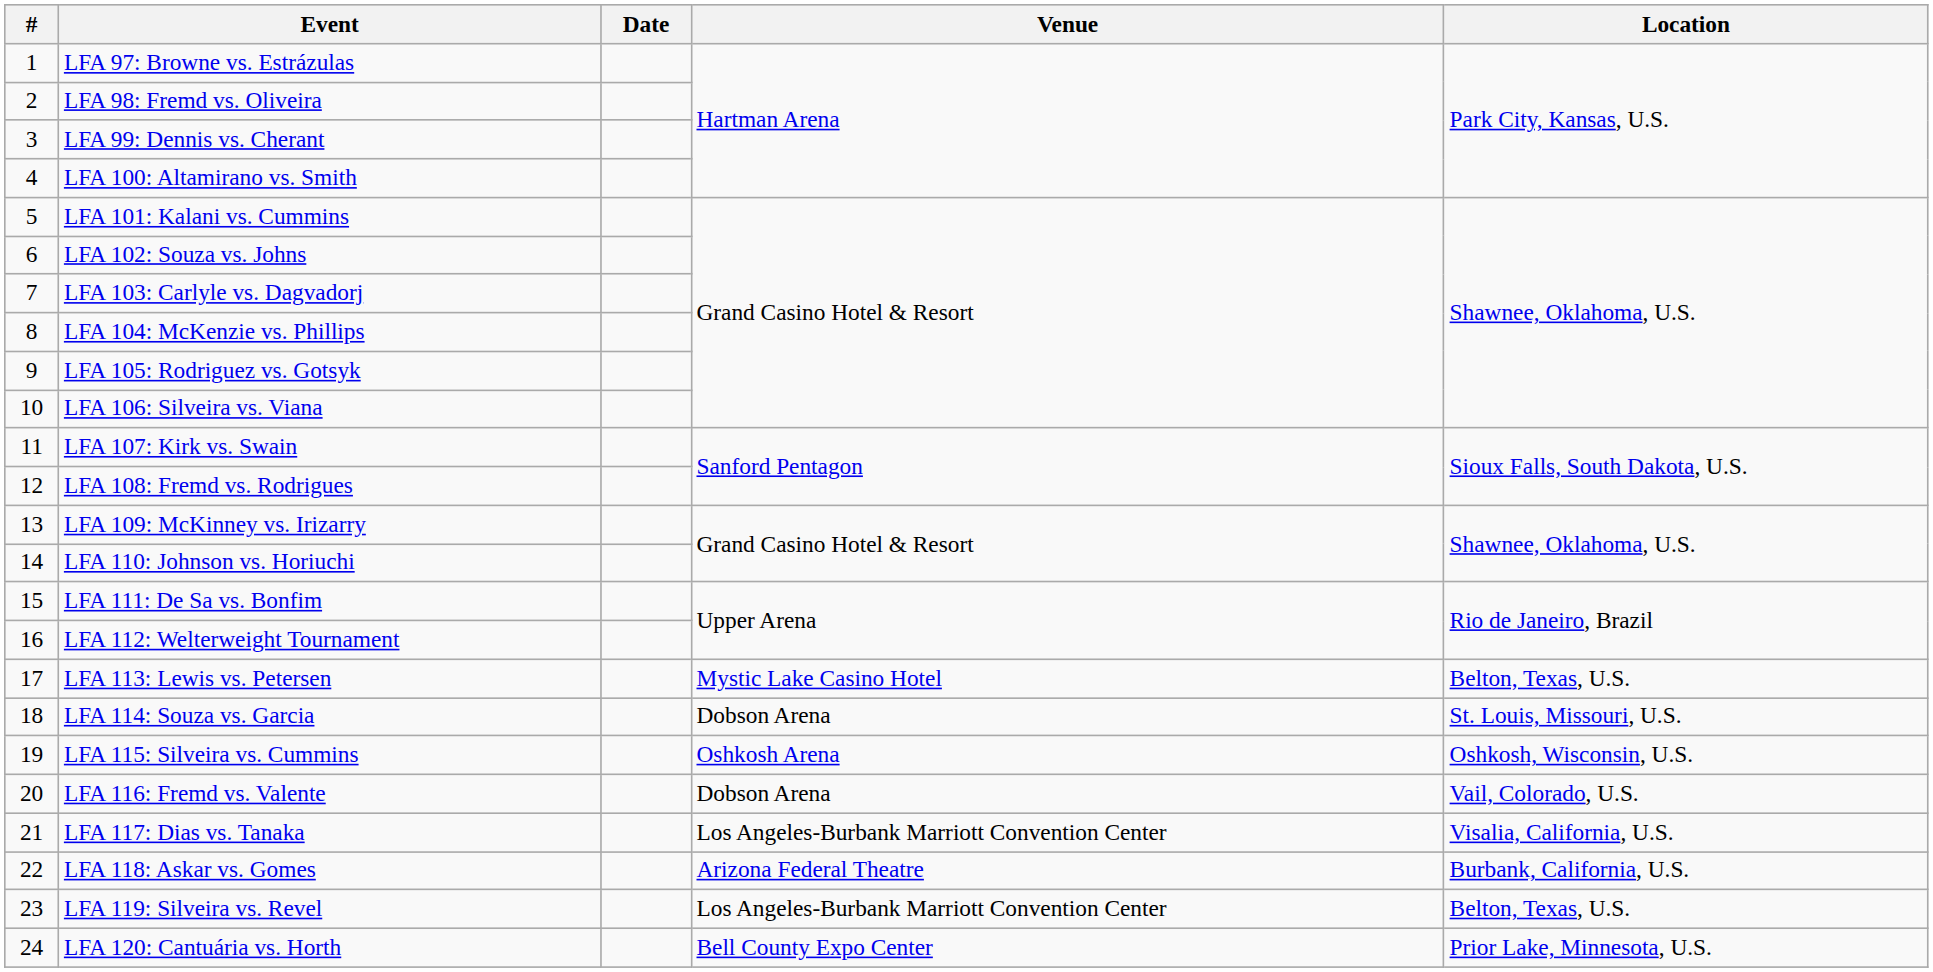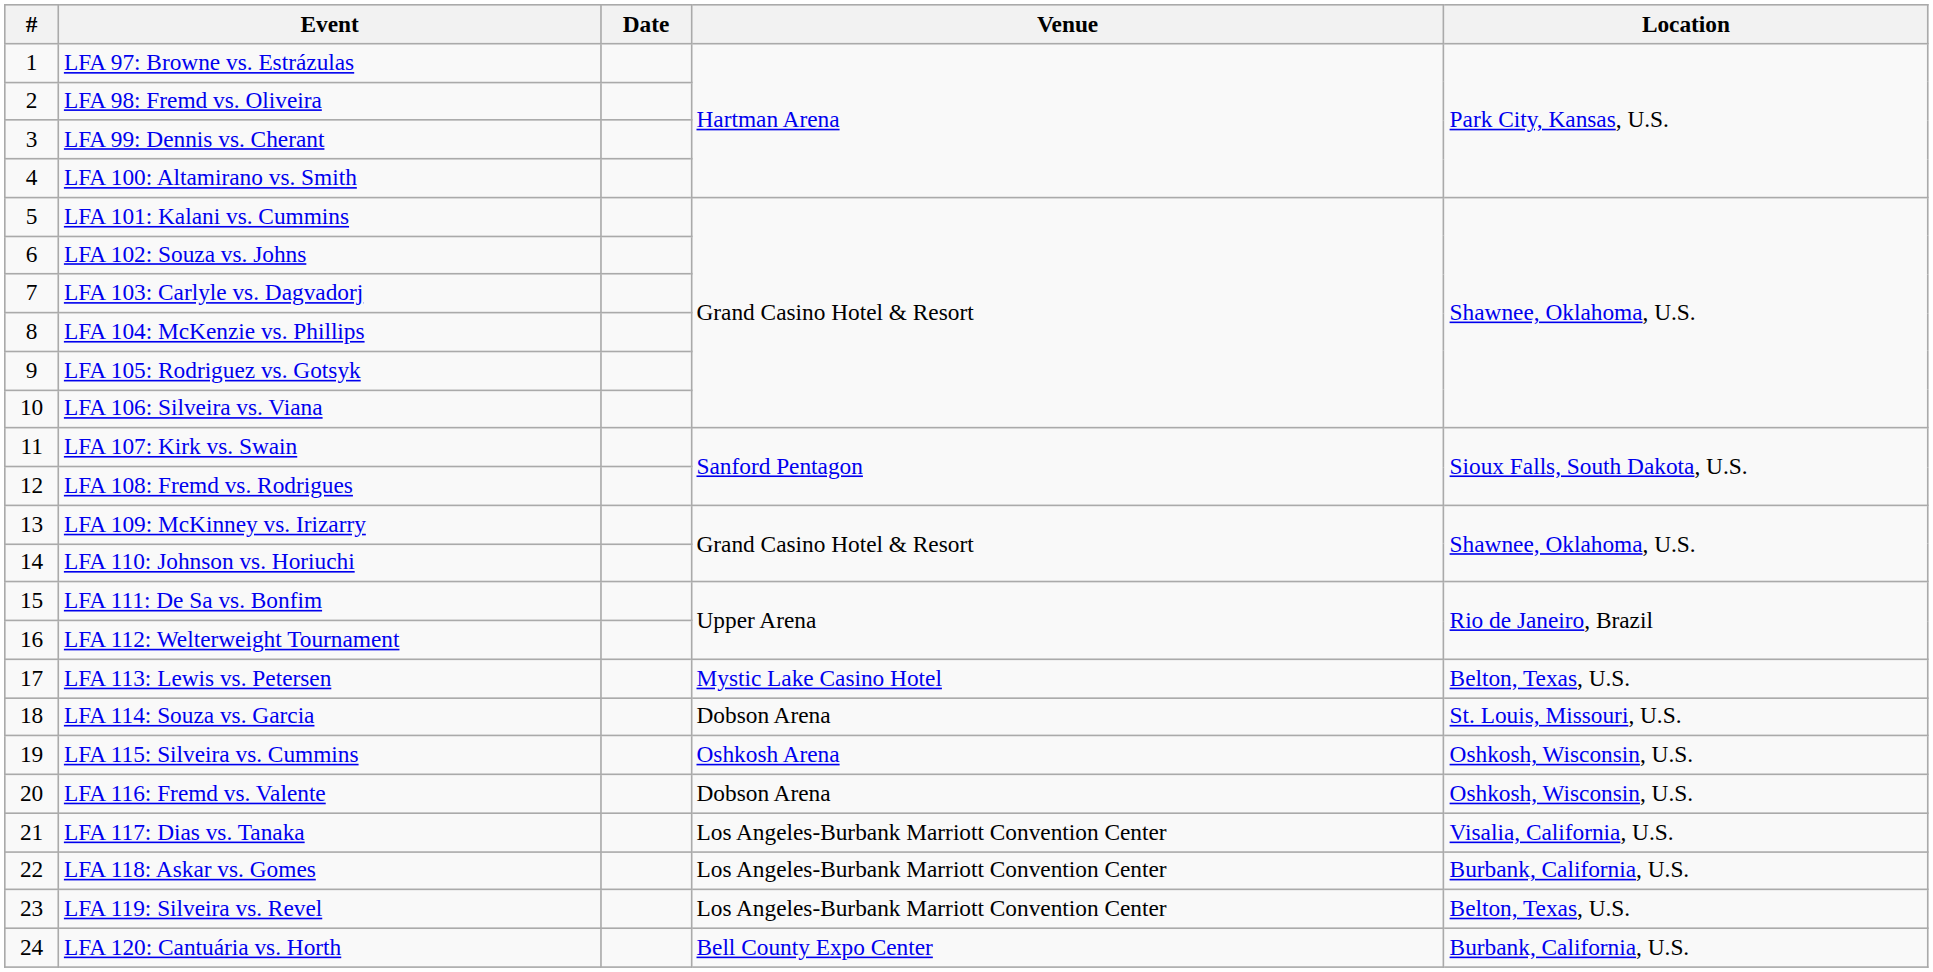(1544, 793) Vail, Colorado, U.S. -> (1571, 793) Oshkosh, Wisconsin, U.S.
(810, 870) Arizona Federal Theatre -> (932, 870) Los Angeles-Burbank Marriott Convention Center
(1581, 947) Prior Lake, Minnesota, U.S. -> (1569, 947) Burbank, California, U.S.
